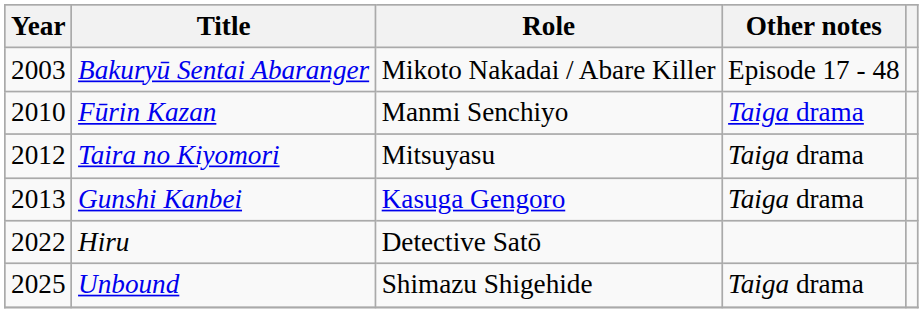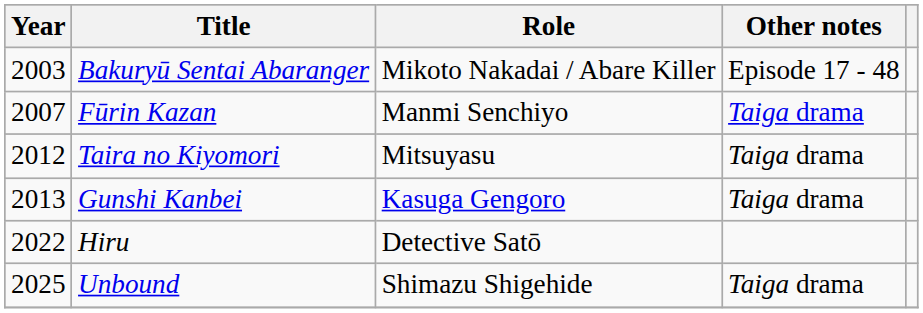(38, 112) 2010 -> (38, 112) 2007
